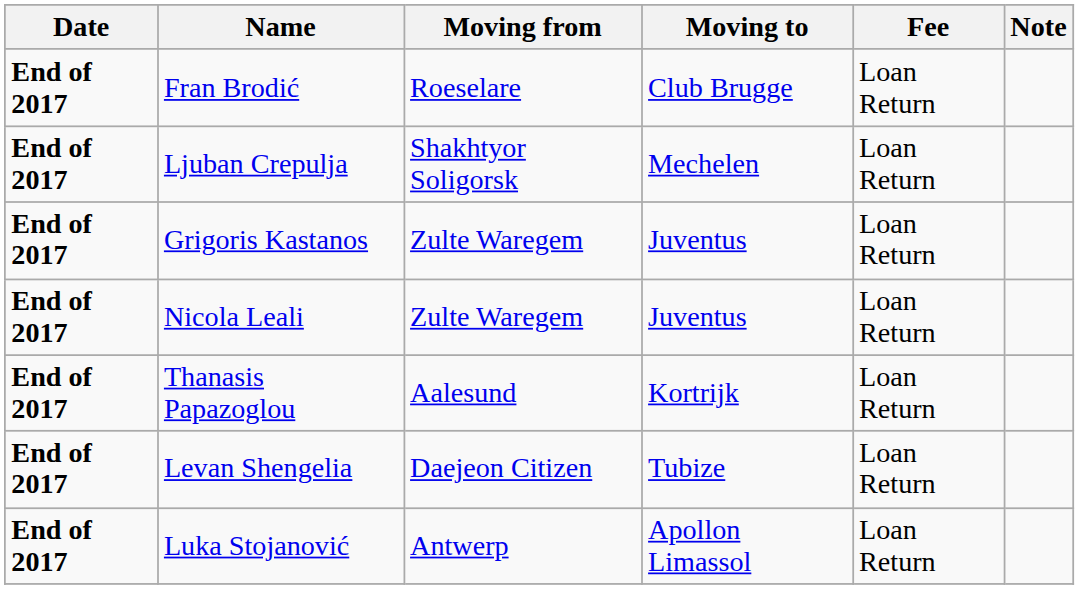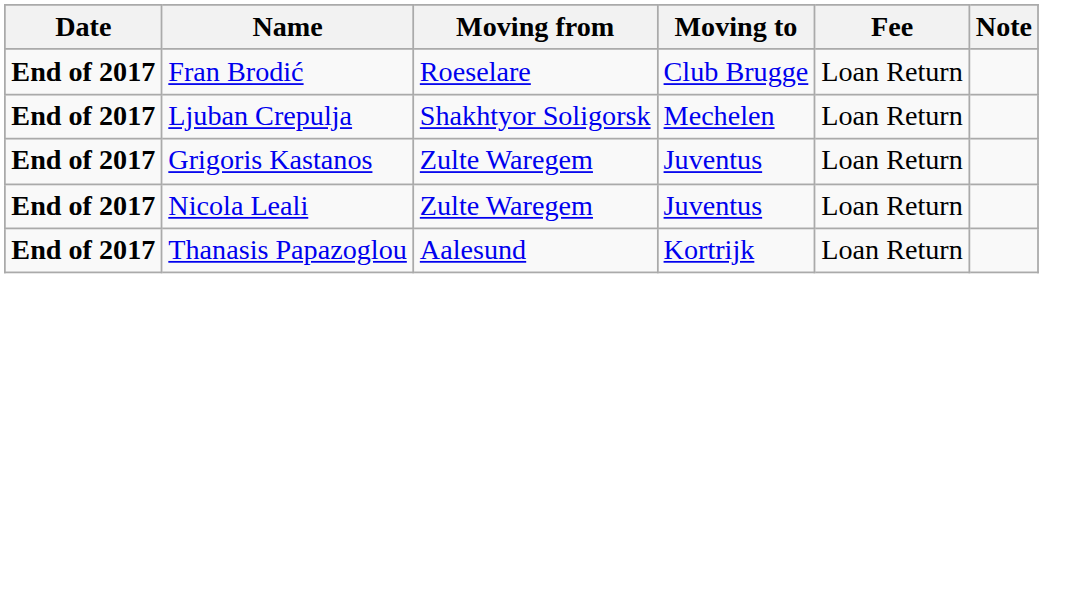- row: (258, 469)
- row: (257, 545)
